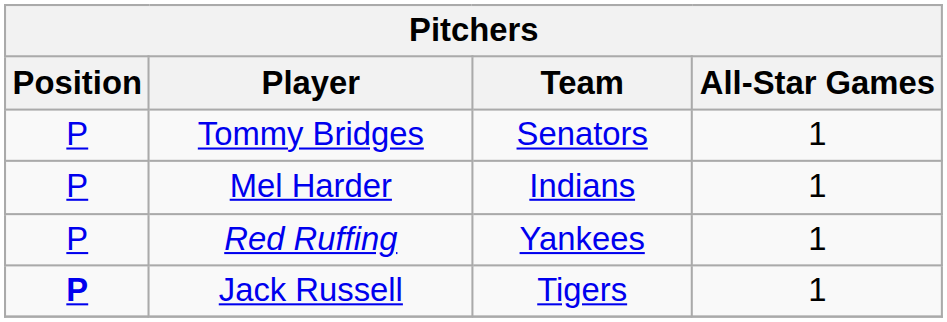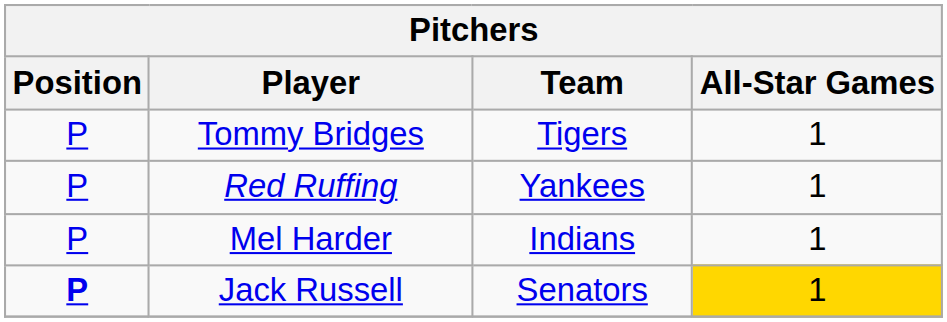(582, 134) Senators -> (582, 134) Tigers
rows swapped: (311, 186) <-> (311, 238)
(582, 290) Tigers -> (582, 290) Senators
(817, 290) no background -> (817, 290) gold background
